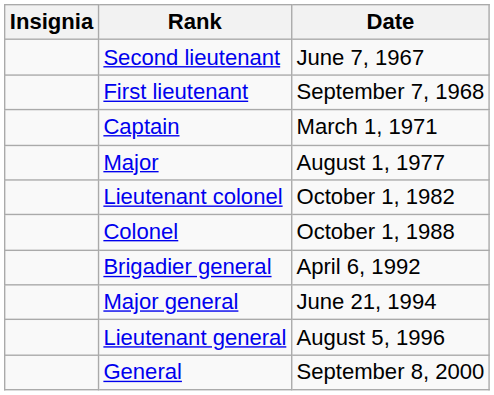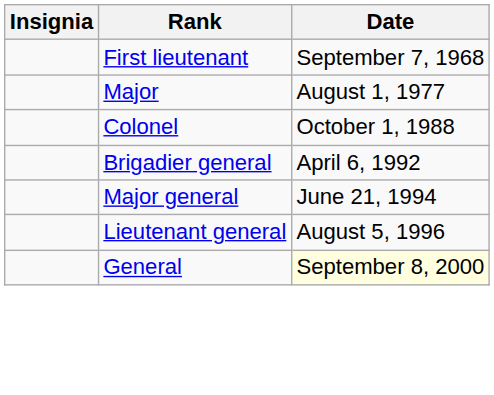- row: (192, 57)
- row: (141, 127)
- row: (193, 197)
(390, 372) no background -> (390, 267) lightyellow background
